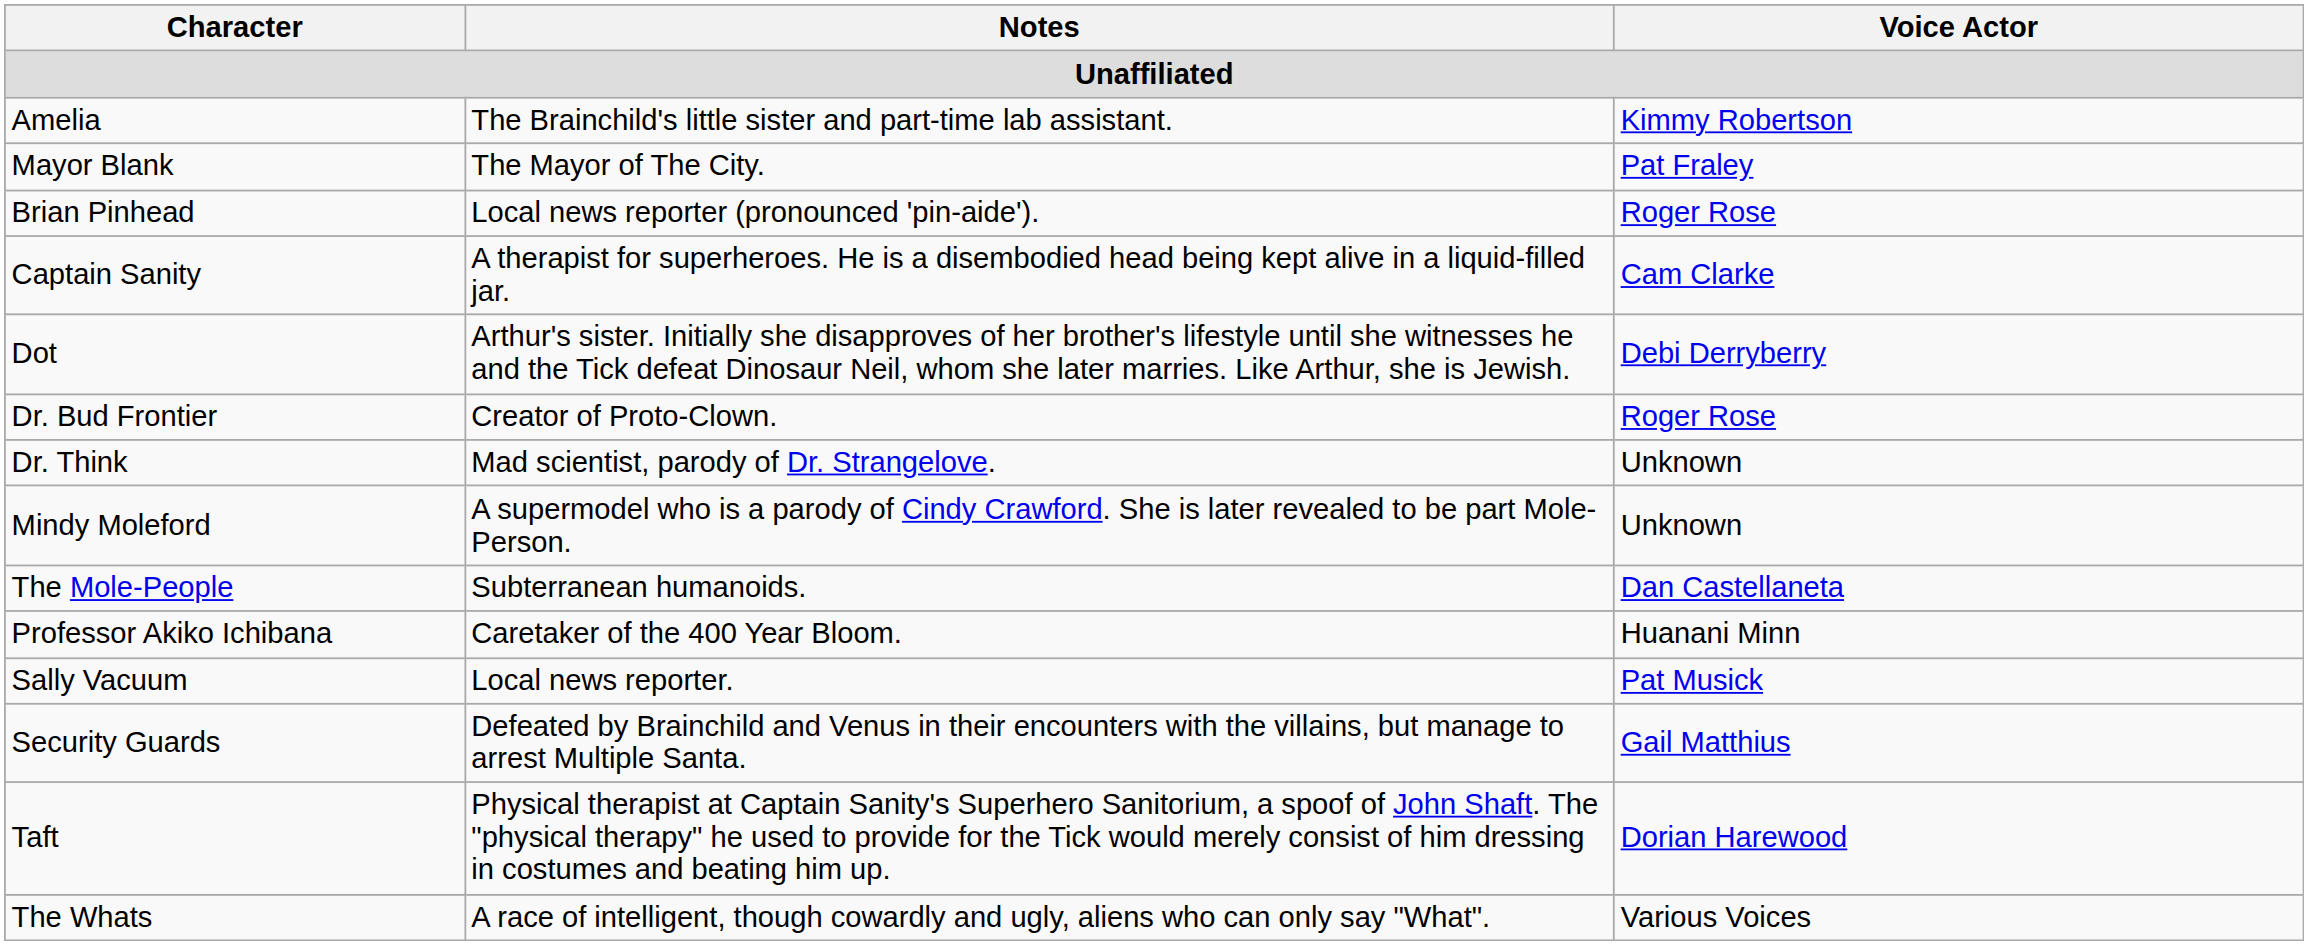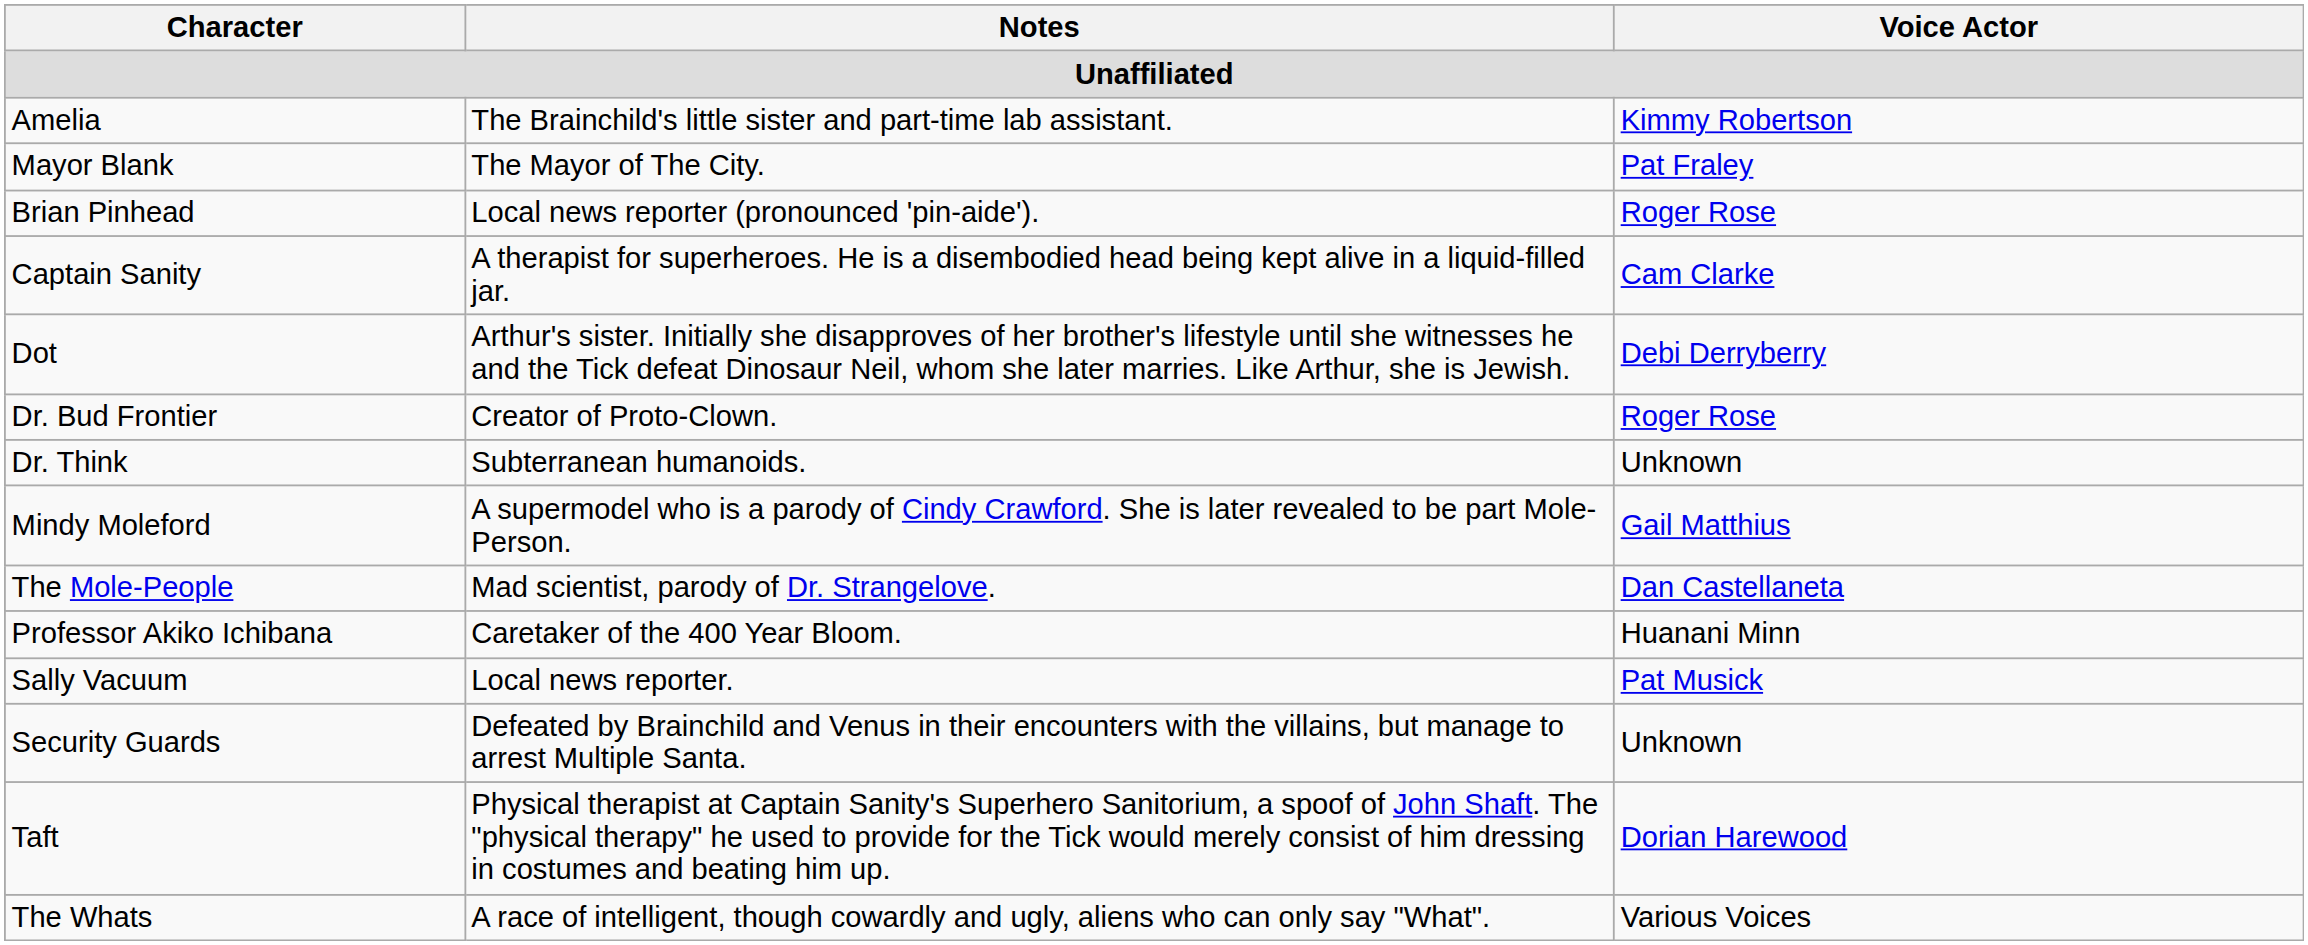(734, 462) Mad scientist, parody of Dr. Strangelove. -> (639, 462) Subterranean humanoids.
(1681, 525) Unknown -> (1706, 525) Gail Matthius
(639, 587) Subterranean humanoids. -> (734, 587) Mad scientist, parody of Dr. Strangelove.
(1706, 742) Gail Matthius -> (1681, 742) Unknown
